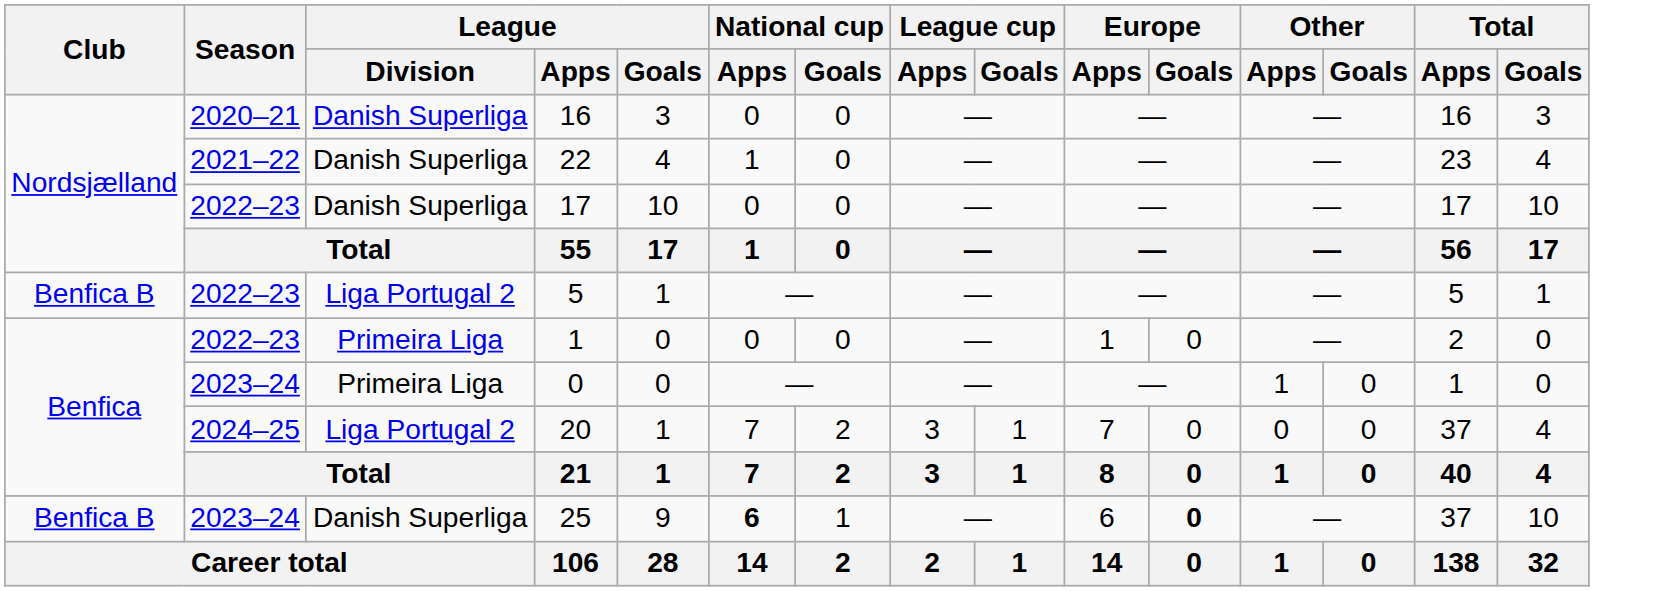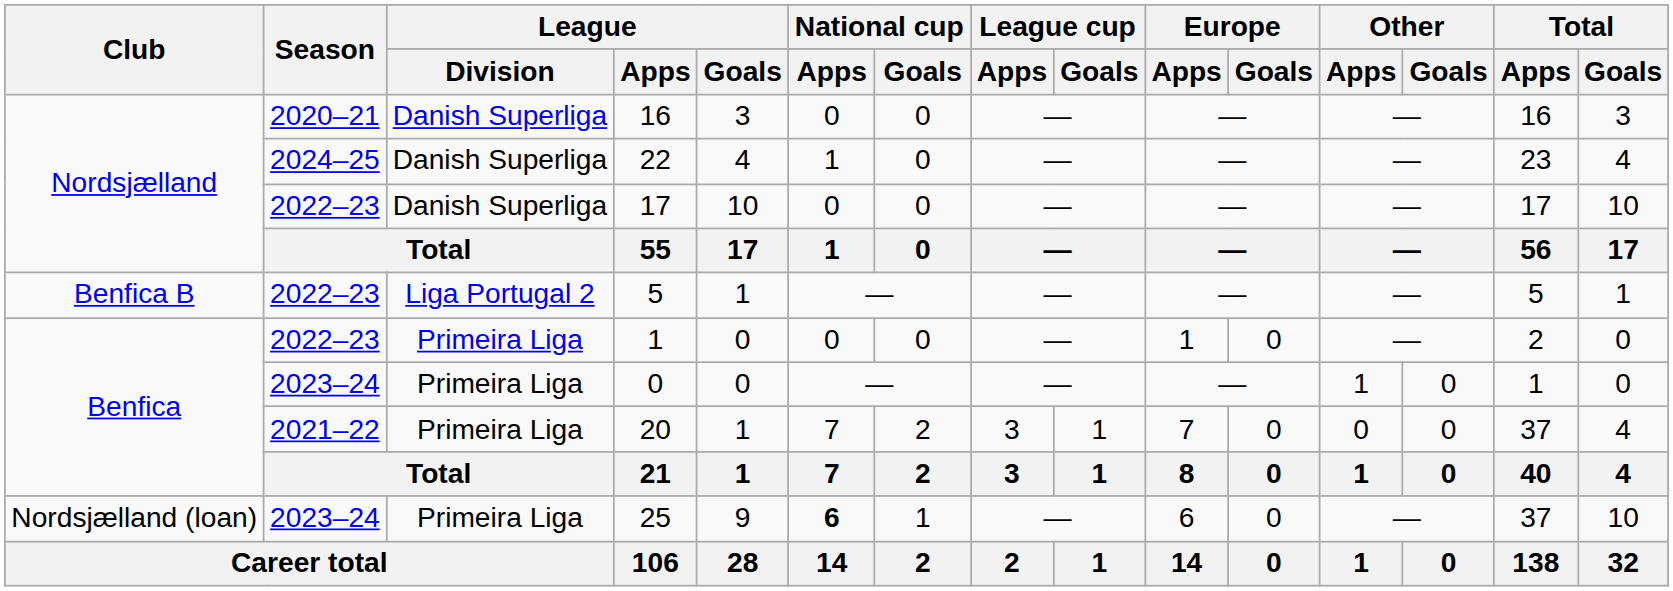(245, 160) 2021–22 -> (325, 160) 2024–25
(245, 428) 2024–25 -> (325, 428) 2021–22
(420, 428) Liga Portugal 2 -> (500, 428) Primeira Liga
(94, 518) Benfica B -> (134, 518) Nordsjælland (loan)
(420, 518) Danish Superliga -> (500, 518) Primeira Liga
(1194, 518) bold -> (1274, 518) normal
